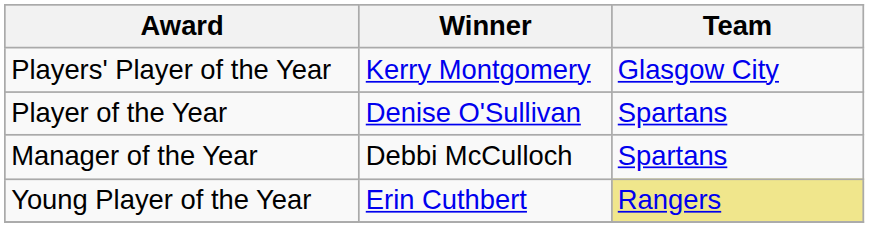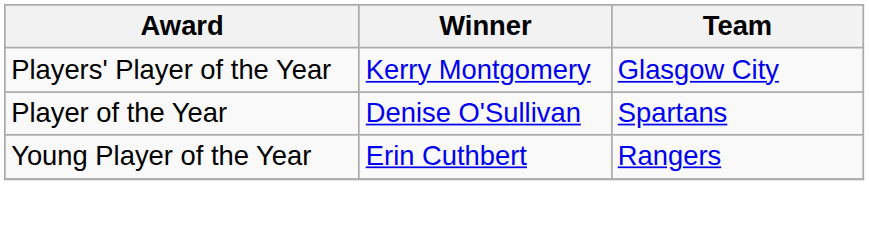- row: (134, 156)
(669, 199) khaki background -> (669, 156) no background
